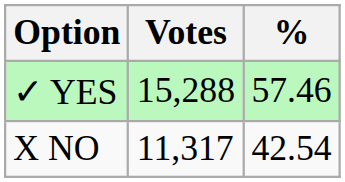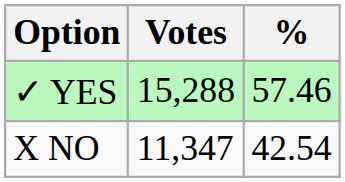(185, 148) 11,317 -> (185, 148) 11,347
